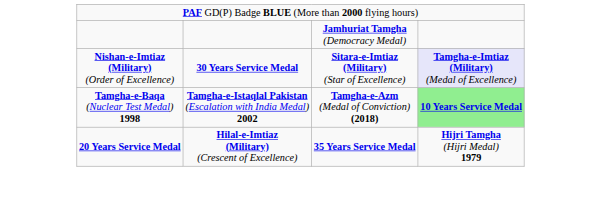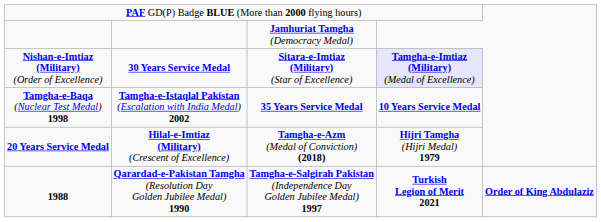(365, 107) Tamgha-e-Azm (Medal of Conviction) (2018) -> (312, 107) 35 Years Service Medal
(471, 107) lightgreen background -> (430, 107) no background
(365, 146) 35 Years Service Medal -> (312, 146) Tamgha-e-Azm (Medal of Conviction) (2018)
+ row: (58, 197)
